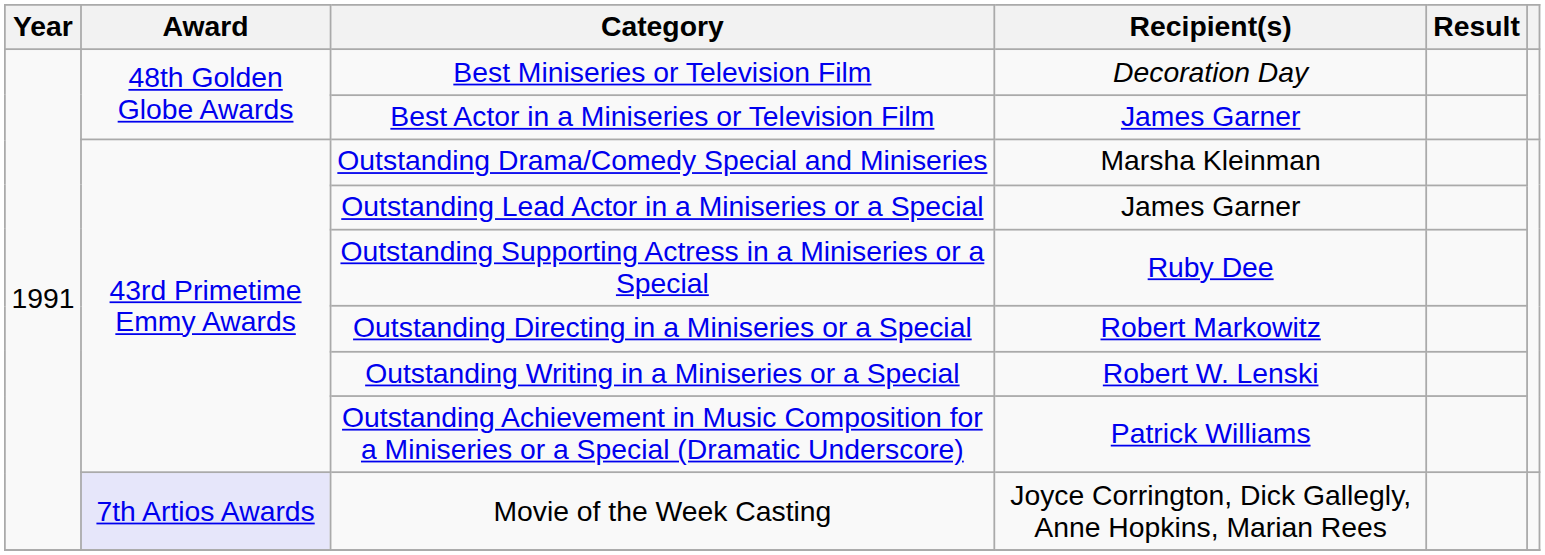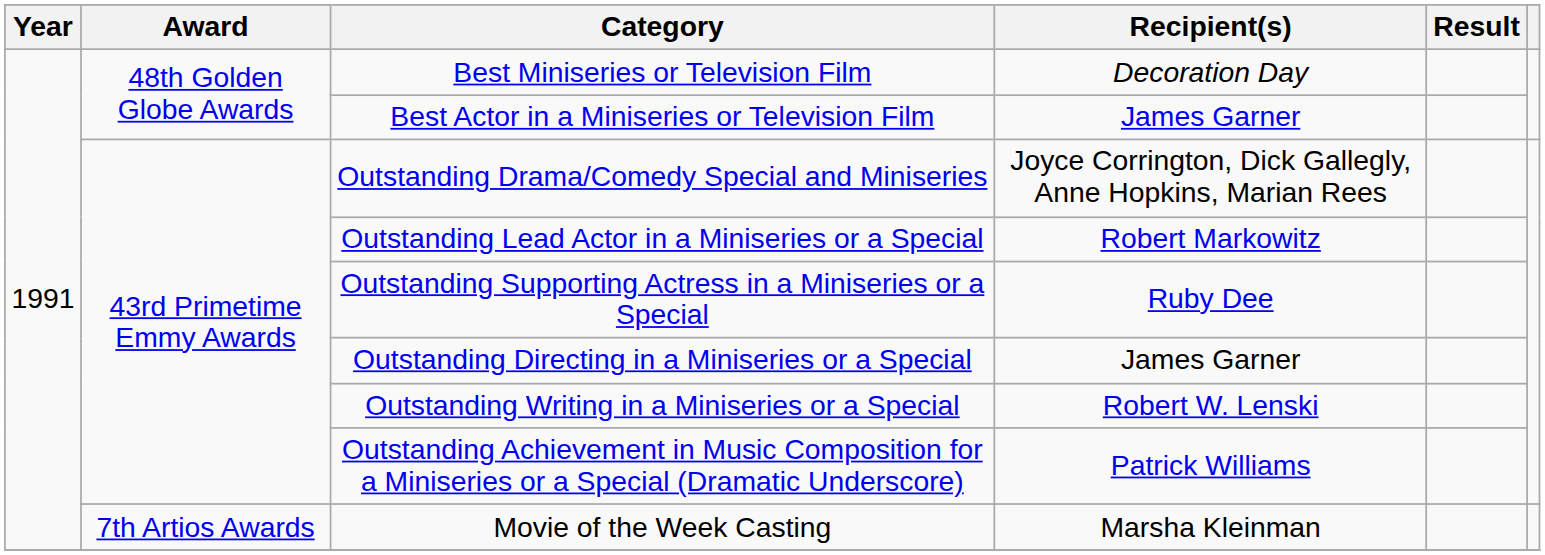(1211, 161) Marsha Kleinman -> (1211, 177) Joyce Corrington, Dick Gallegly, Anne Hopkins, Marian Rees
(1211, 206) James Garner -> (1211, 238) Robert Markowitz
(1211, 328) Robert Markowitz -> (1211, 360) James Garner
(206, 510) lavender background -> (206, 526) no background
(1211, 510) Joyce Corrington, Dick Gallegly, Anne Hopkins, Marian Rees -> (1211, 526) Marsha Kleinman
